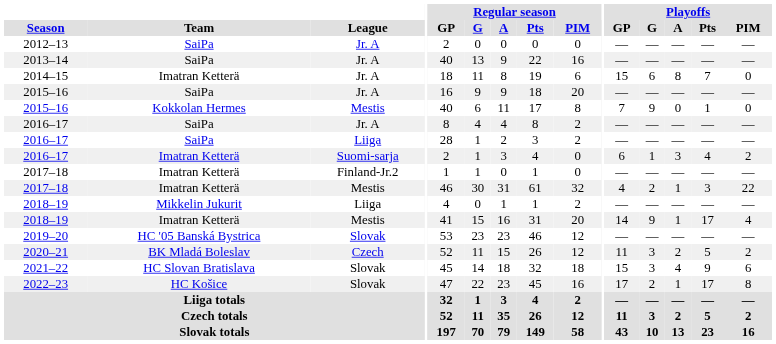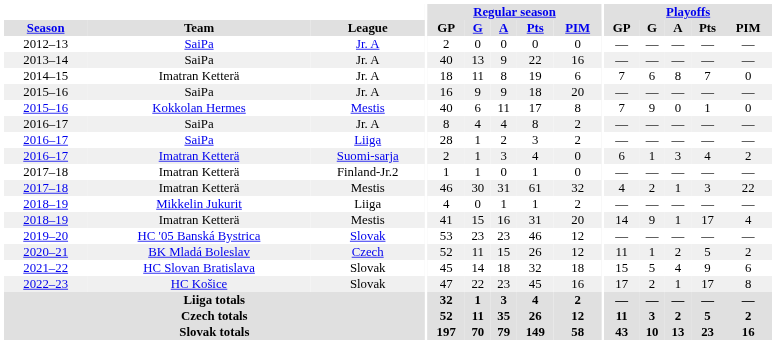(622, 76) 15 -> (622, 76) 7
(652, 252) 3 -> (652, 252) 1
(652, 268) 3 -> (652, 268) 5
